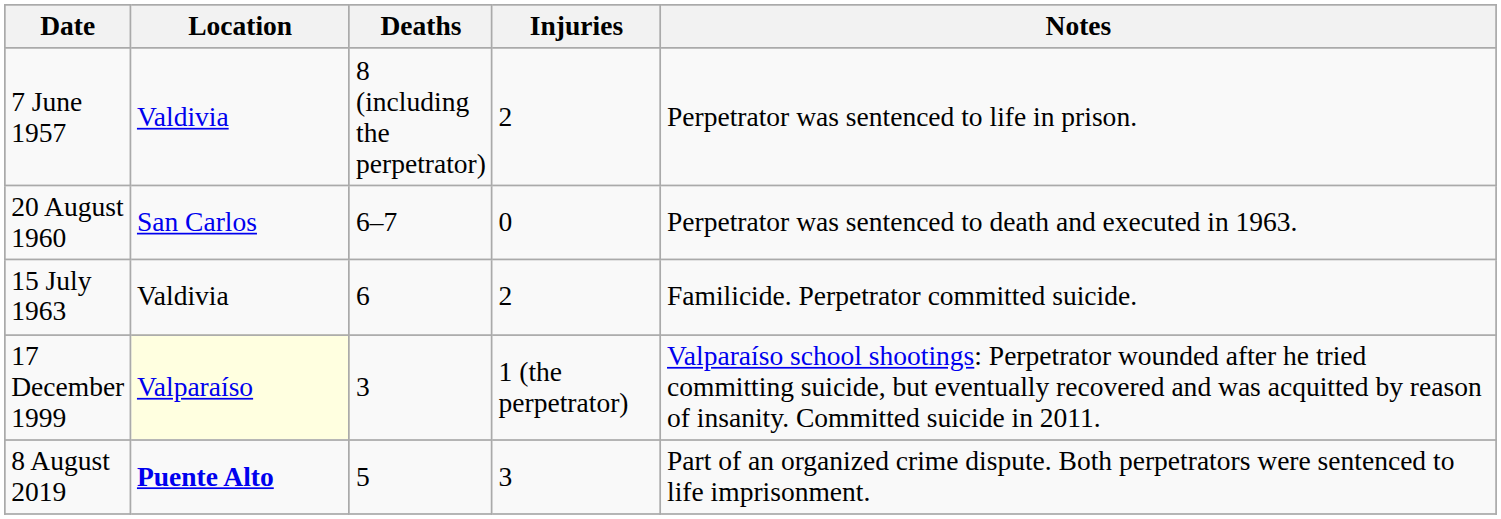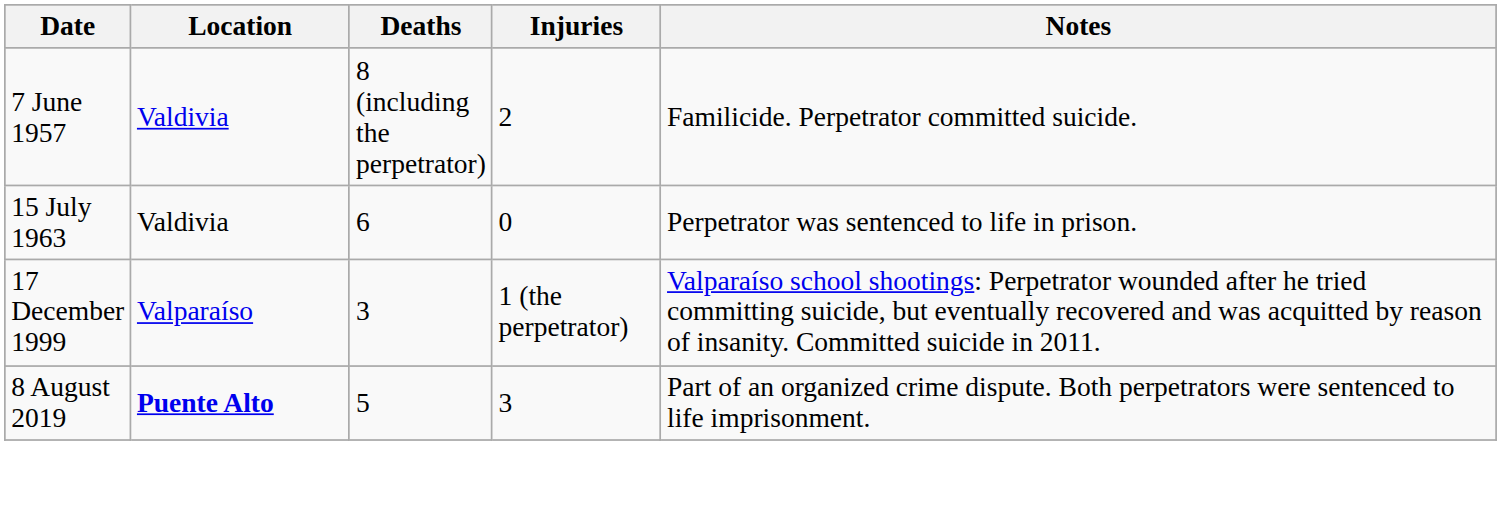(902, 116) Perpetrator was sentenced to life in prison. -> (902, 116) Familicide. Perpetrator committed suicide.
- row: (67, 221)
(505, 296) 2 -> (505, 221) 0
(902, 296) Familicide. Perpetrator committed suicide. -> (902, 221) Perpetrator was sentenced to life in prison.
(195, 386) lightyellow background -> (195, 312) no background
